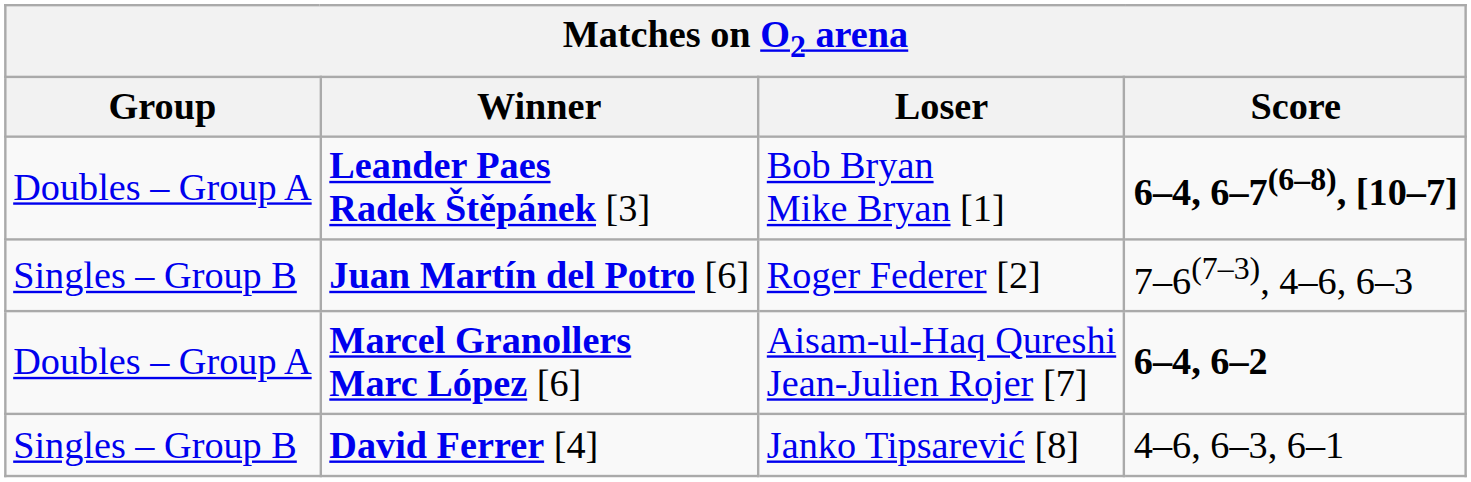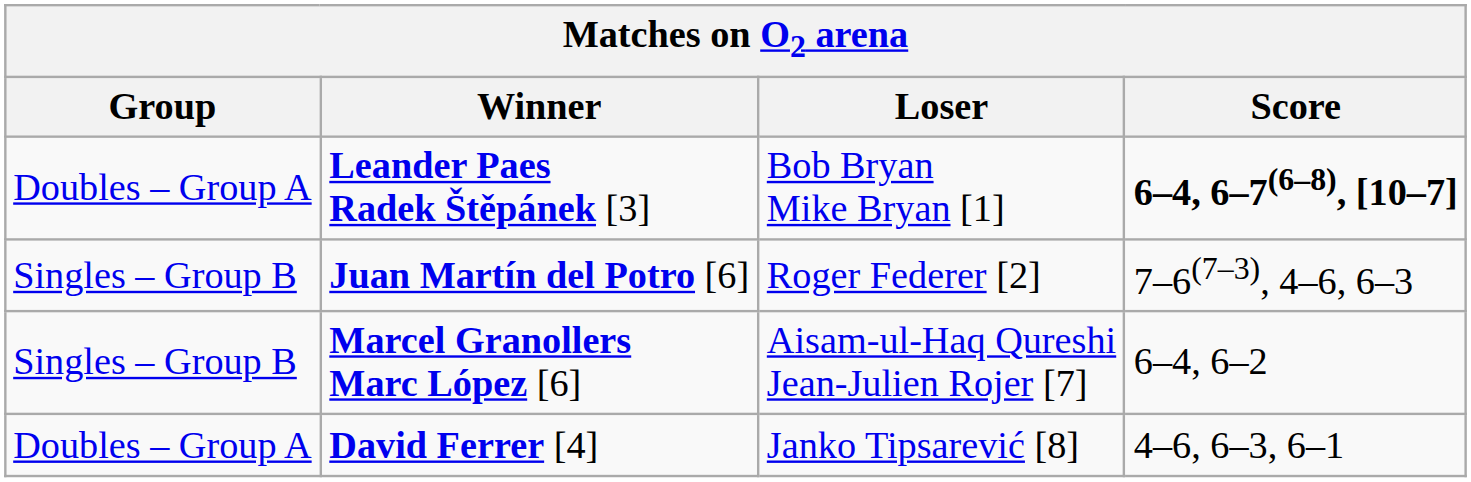(162, 362) Doubles – Group A -> (155, 362) Singles – Group B
(1201, 362) bold -> (1201, 362) normal
(155, 444) Singles – Group B -> (162, 444) Doubles – Group A
